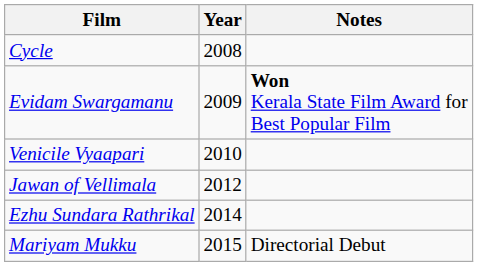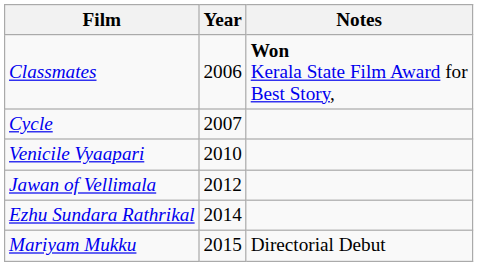+ row: (53, 71)
(223, 50) 2008 -> (223, 123) 2007
- row: (91, 102)
